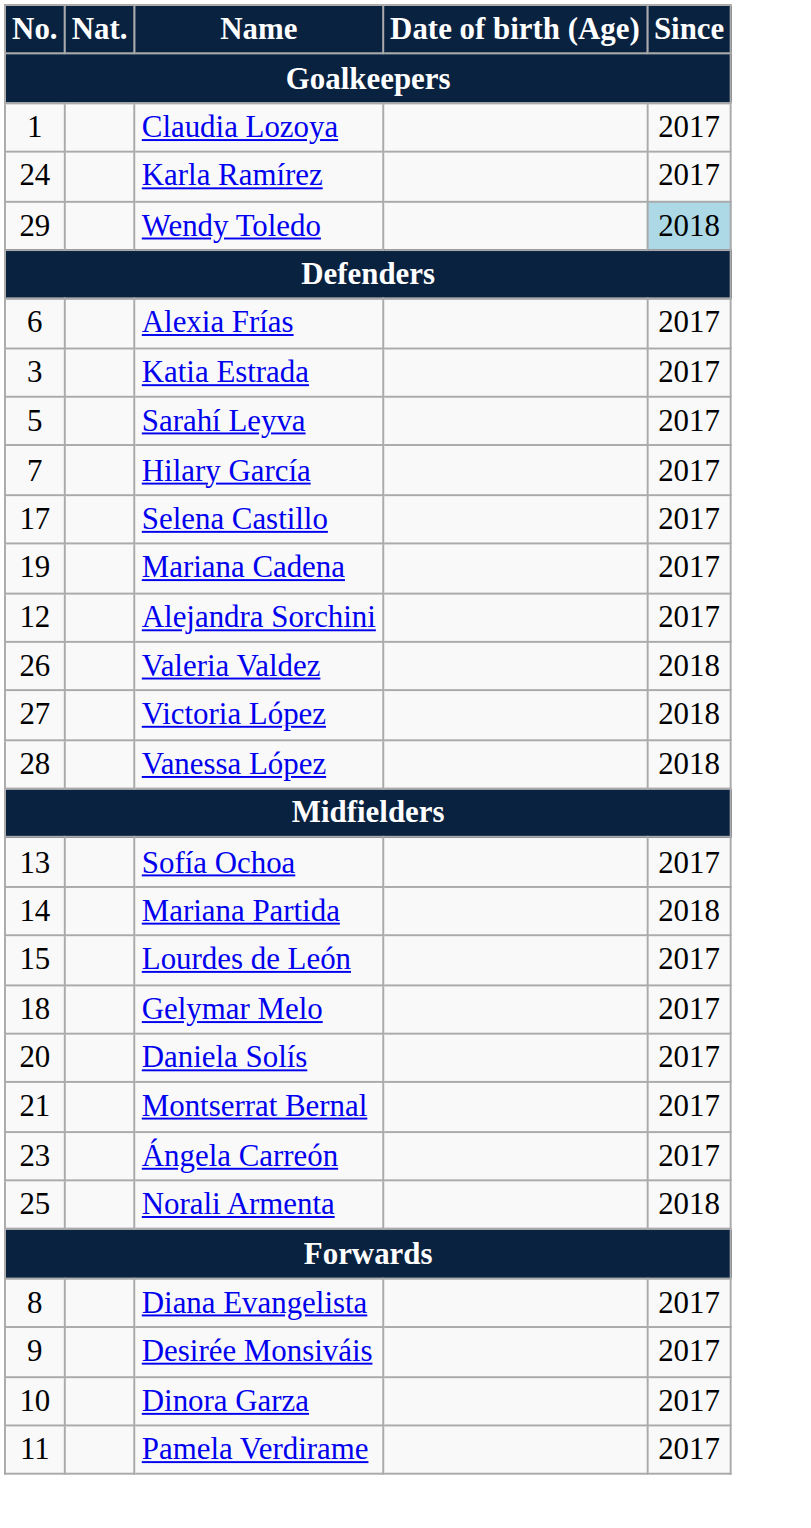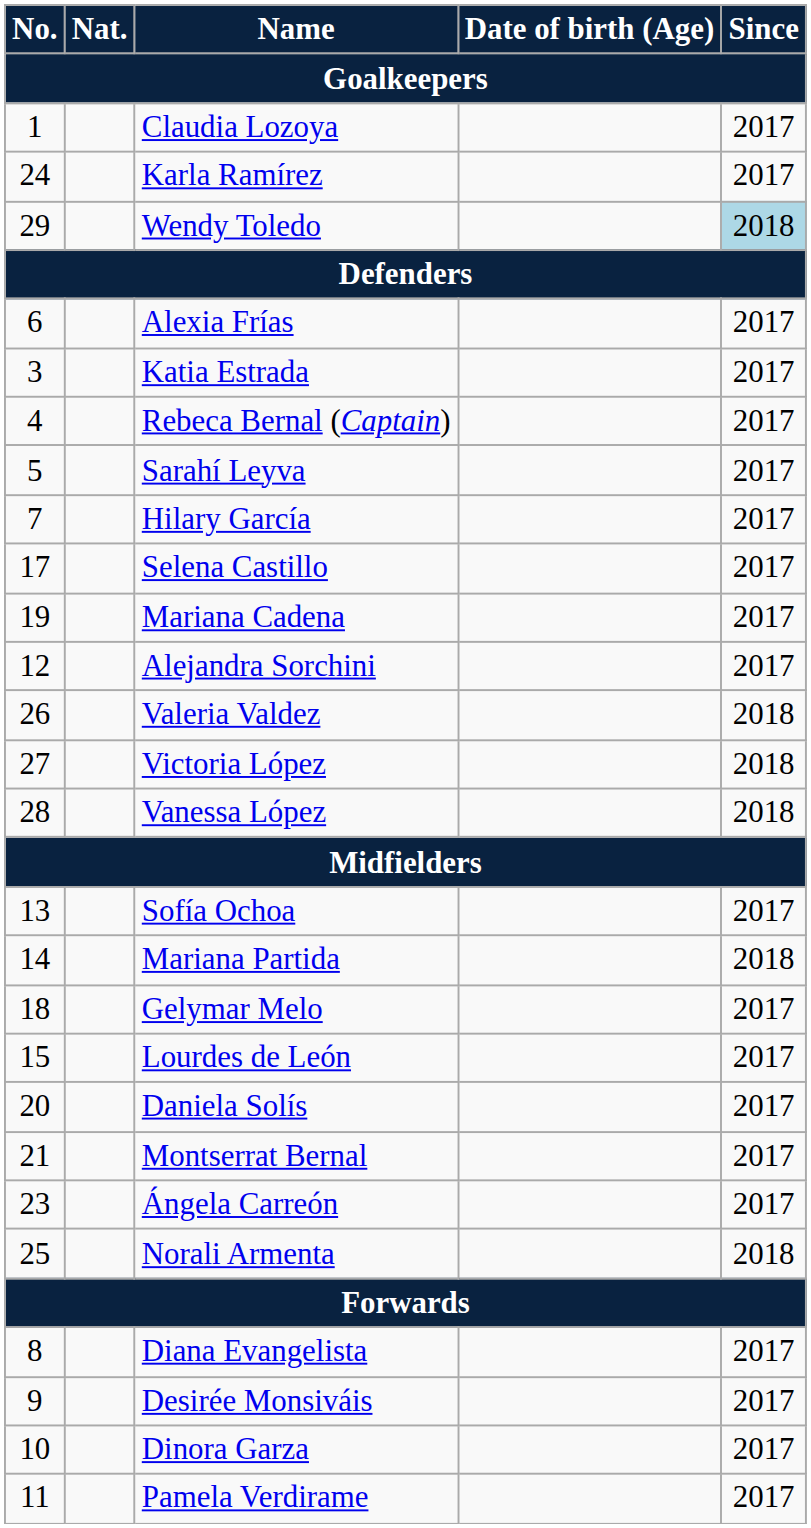+ row: (296, 420)
rows swapped: (246, 959) <-> (232, 1008)
